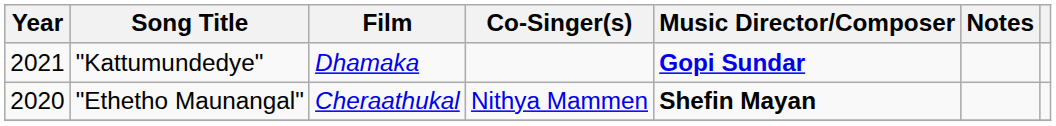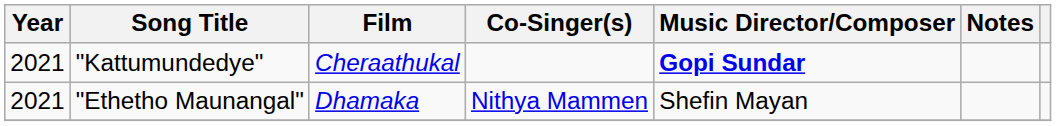(367, 62) Dhamaka -> (387, 62) Cheraathukal
(37, 100) 2020 -> (37, 100) 2021
(387, 100) Cheraathukal -> (367, 100) Dhamaka
(738, 100) bold -> (734, 100) normal
